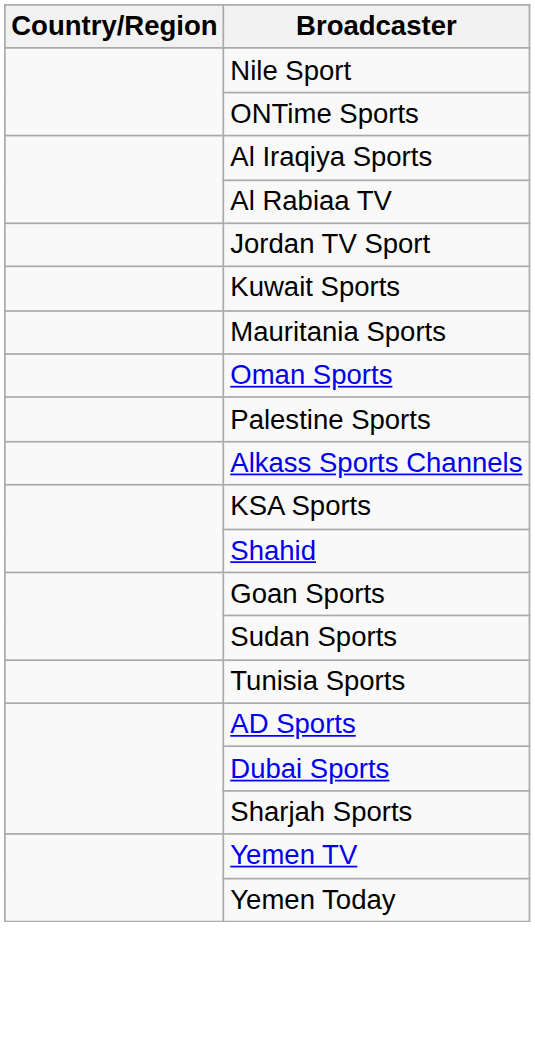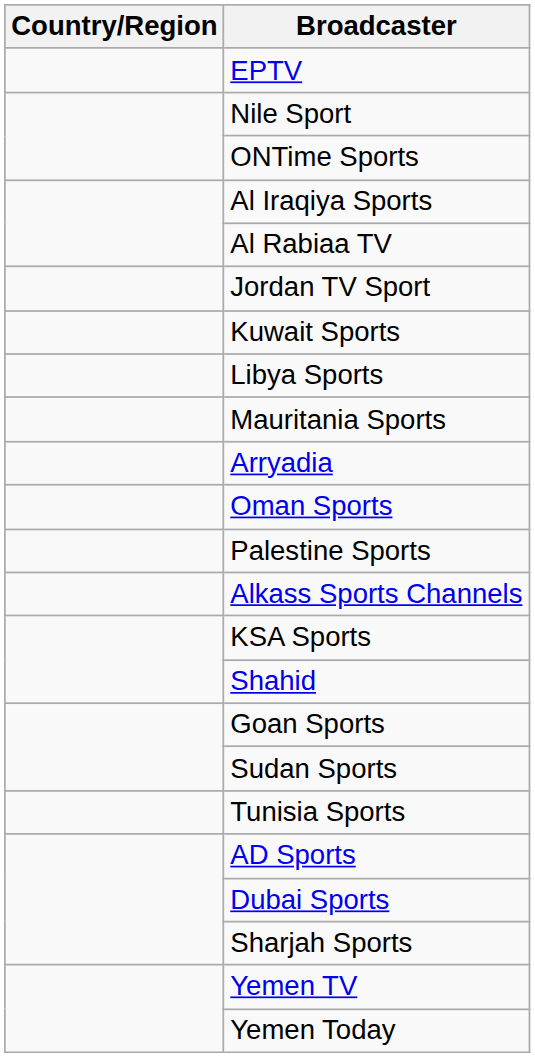+ row: (266, 69)
+ row: (307, 375)
+ row: (282, 462)
